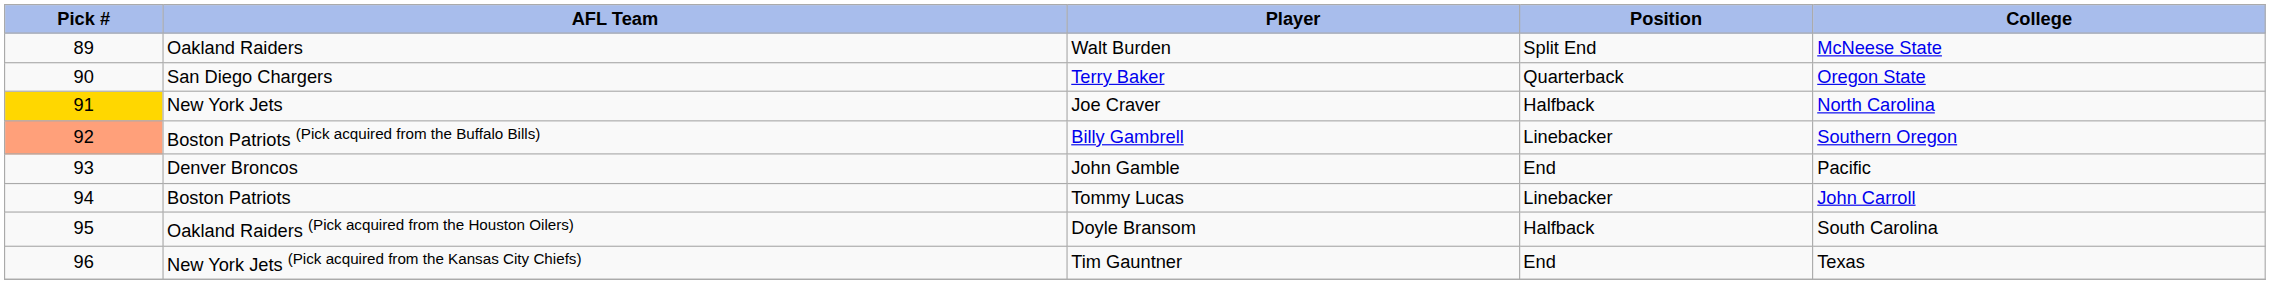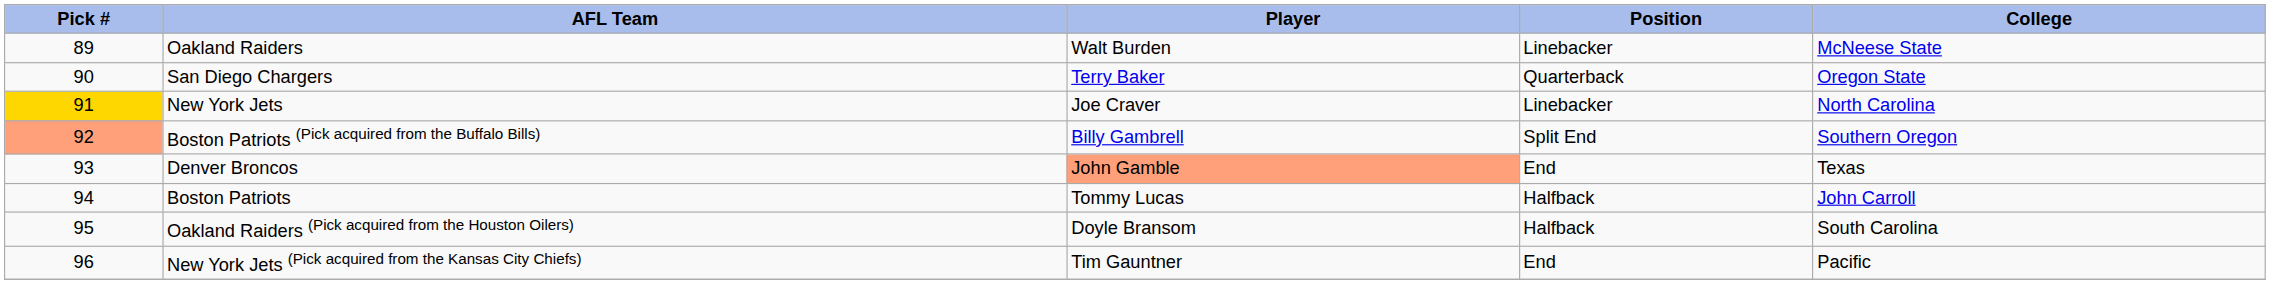(1560, 47) Split End -> (1568, 47) Linebacker
(1559, 105) Halfback -> (1568, 105) Linebacker
(1568, 137) Linebacker -> (1560, 137) Split End
(1125, 168) no background -> (1125, 168) lightsalmon background
(1844, 168) Pacific -> (1841, 168) Texas
(1568, 197) Linebacker -> (1559, 197) Halfback
(1841, 262) Texas -> (1844, 262) Pacific
